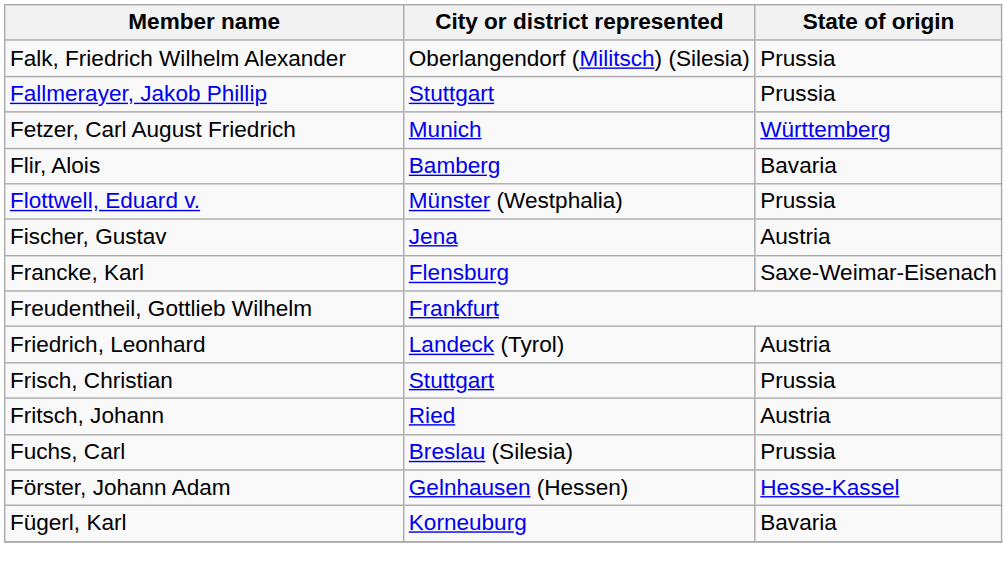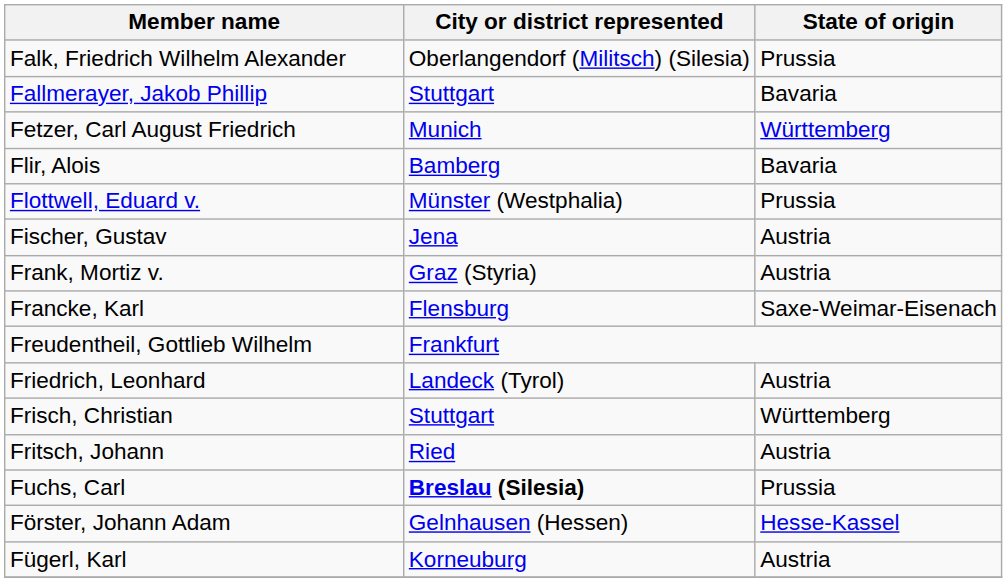(798, 93) Prussia -> (799, 93) Bavaria
+ row: (87, 272)
(798, 380) Prussia -> (825, 415) Württemberg
(491, 451) normal -> (497, 487) bold
(799, 523) Bavaria -> (795, 559) Austria
